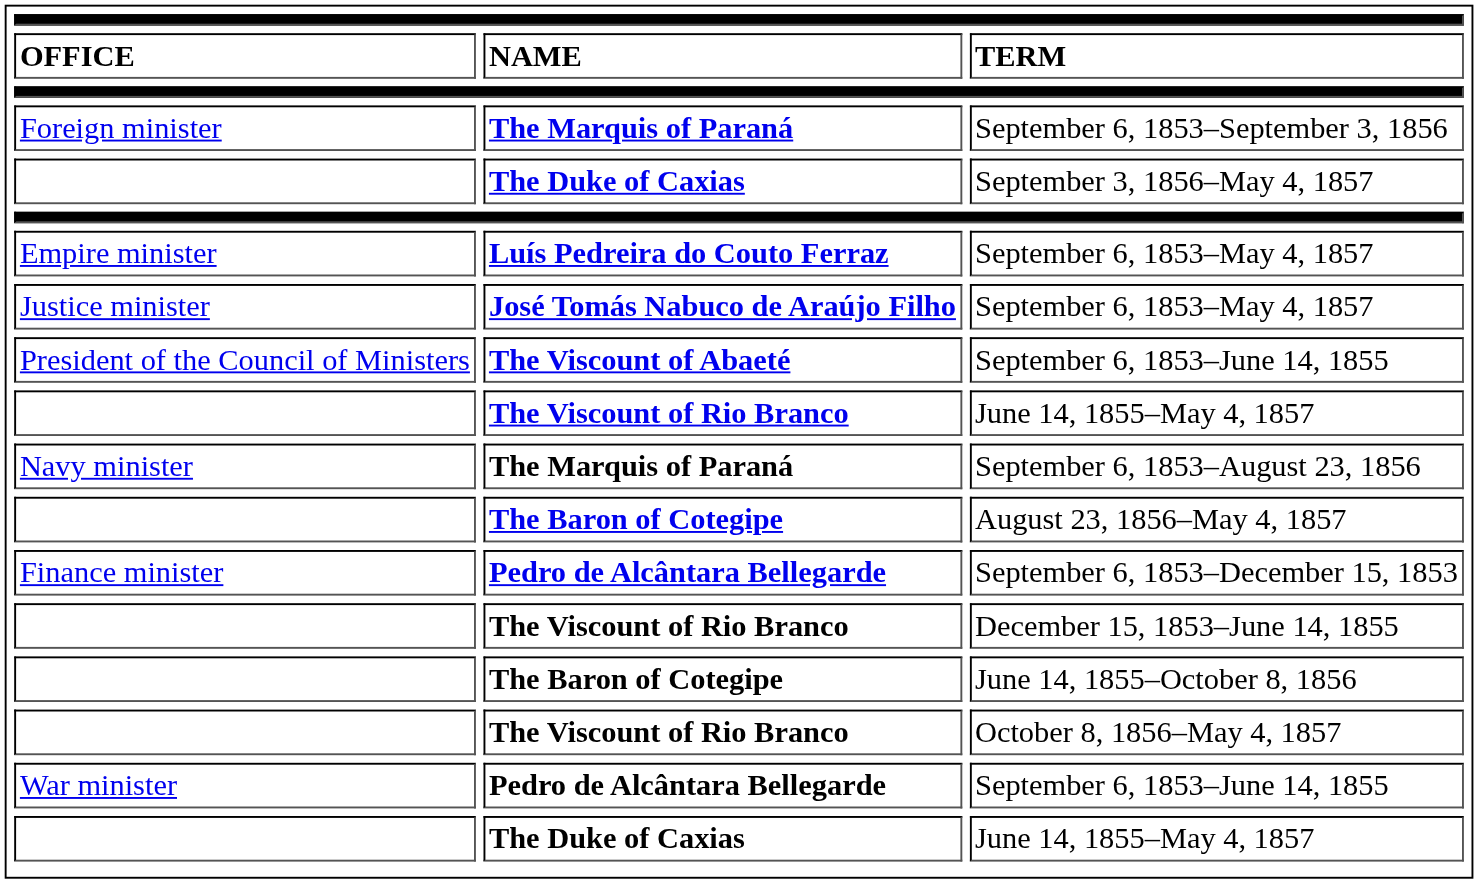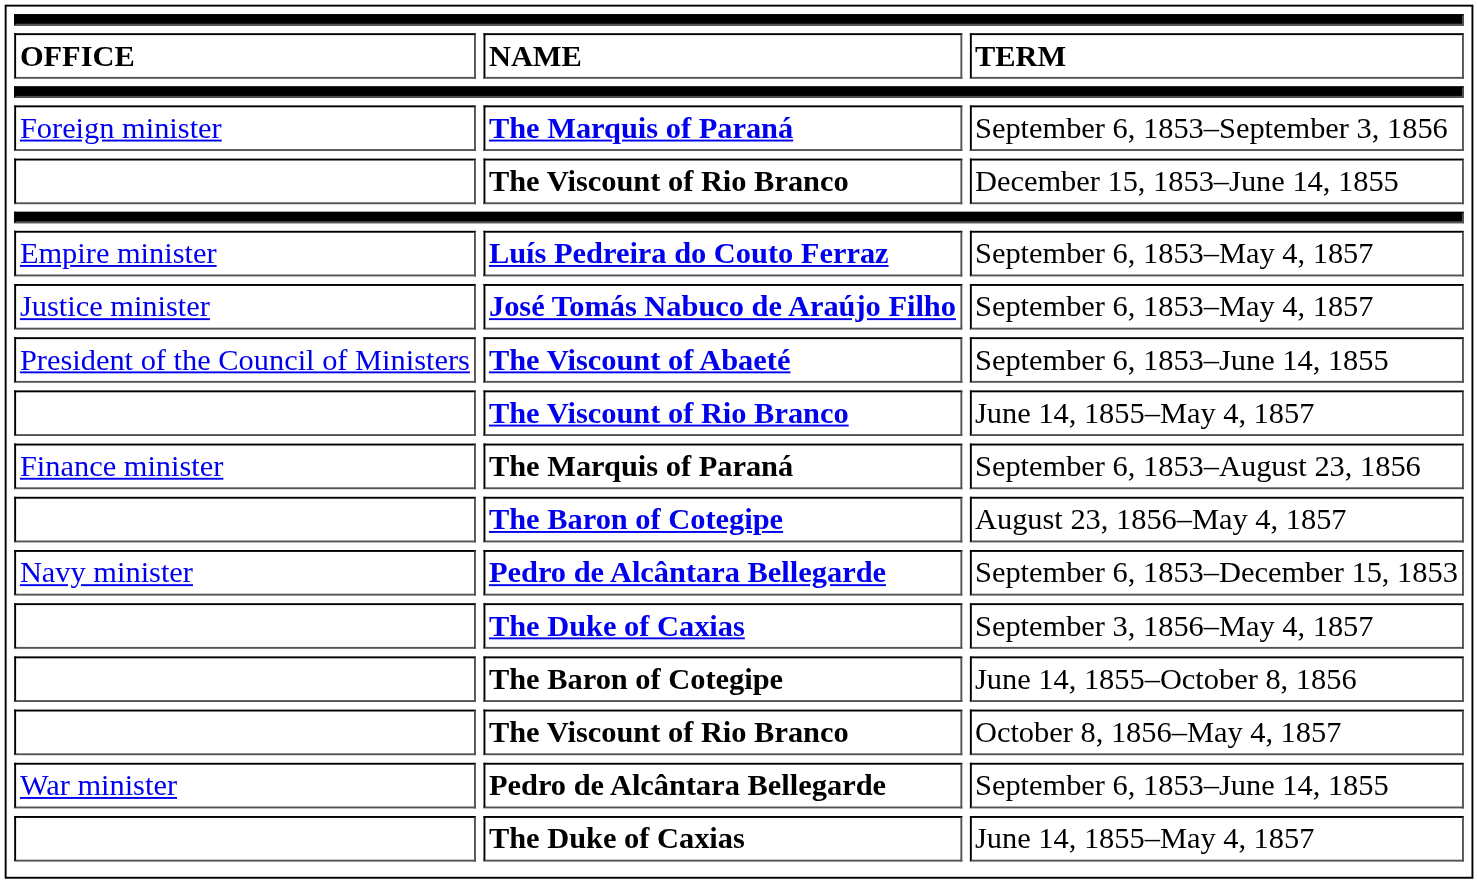rows swapped: (617, 180) <-> (669, 625)
(106, 465) Navy minister -> (122, 465) Finance minister
(122, 572) Finance minister -> (106, 572) Navy minister
